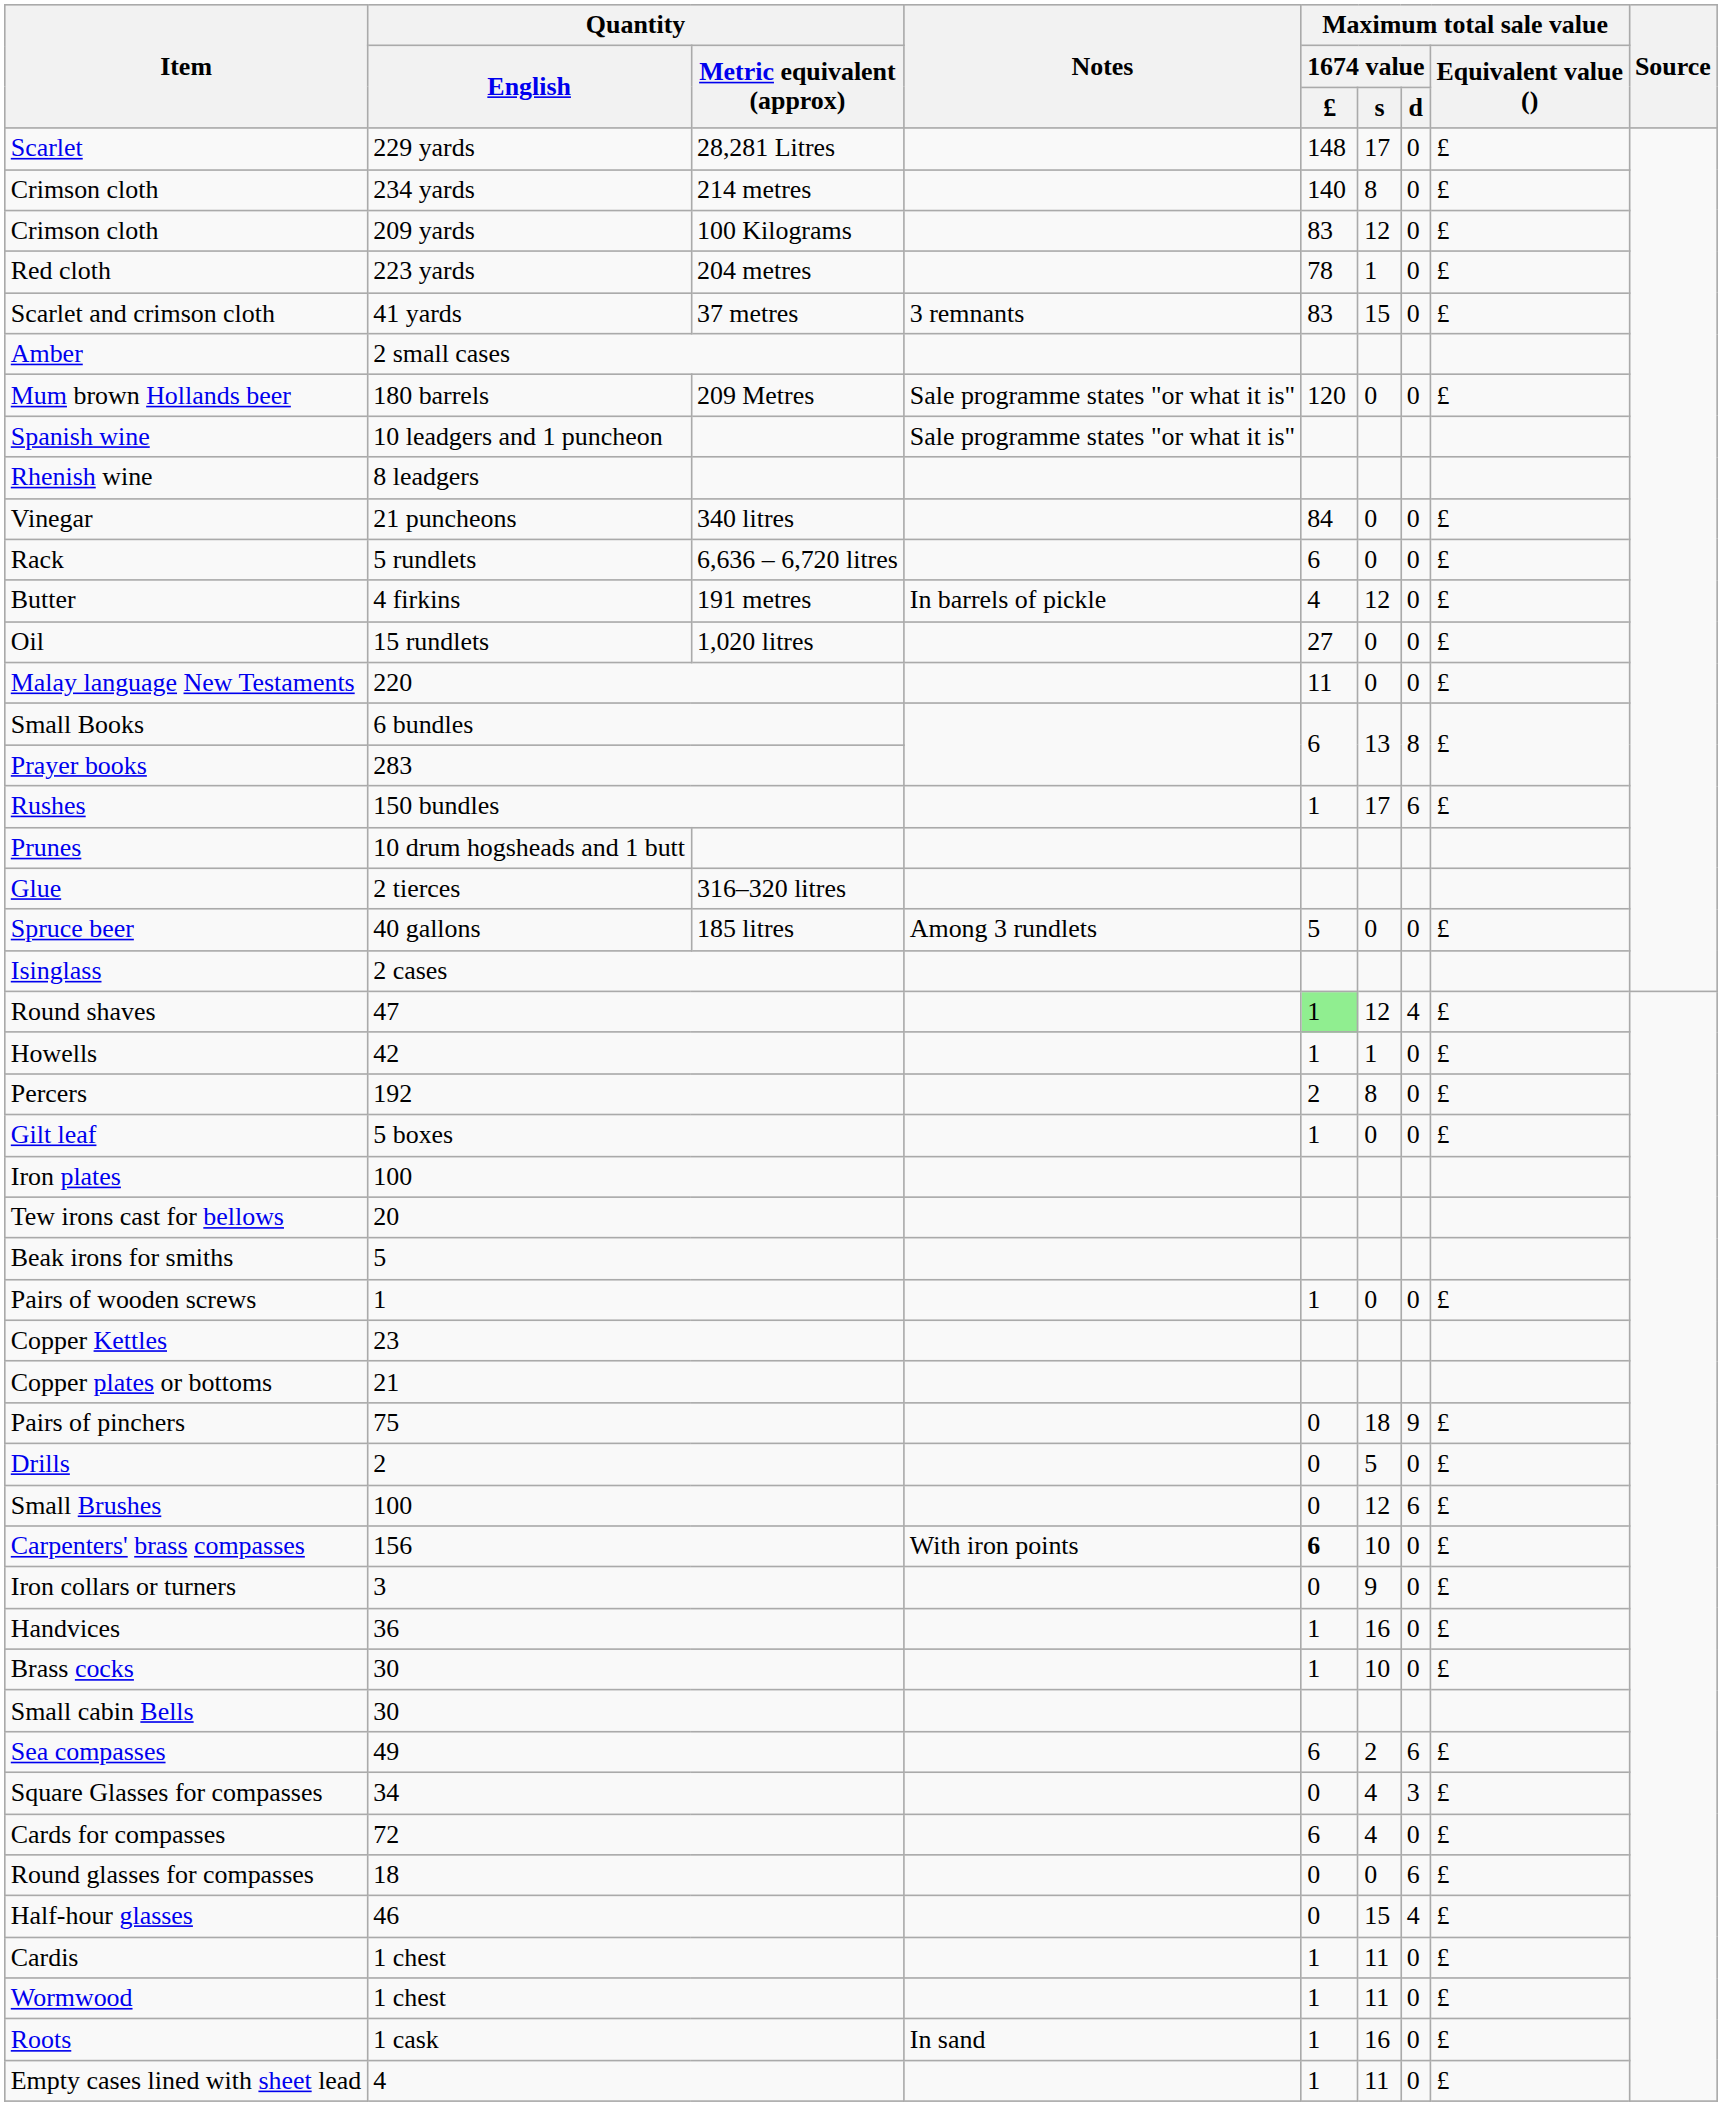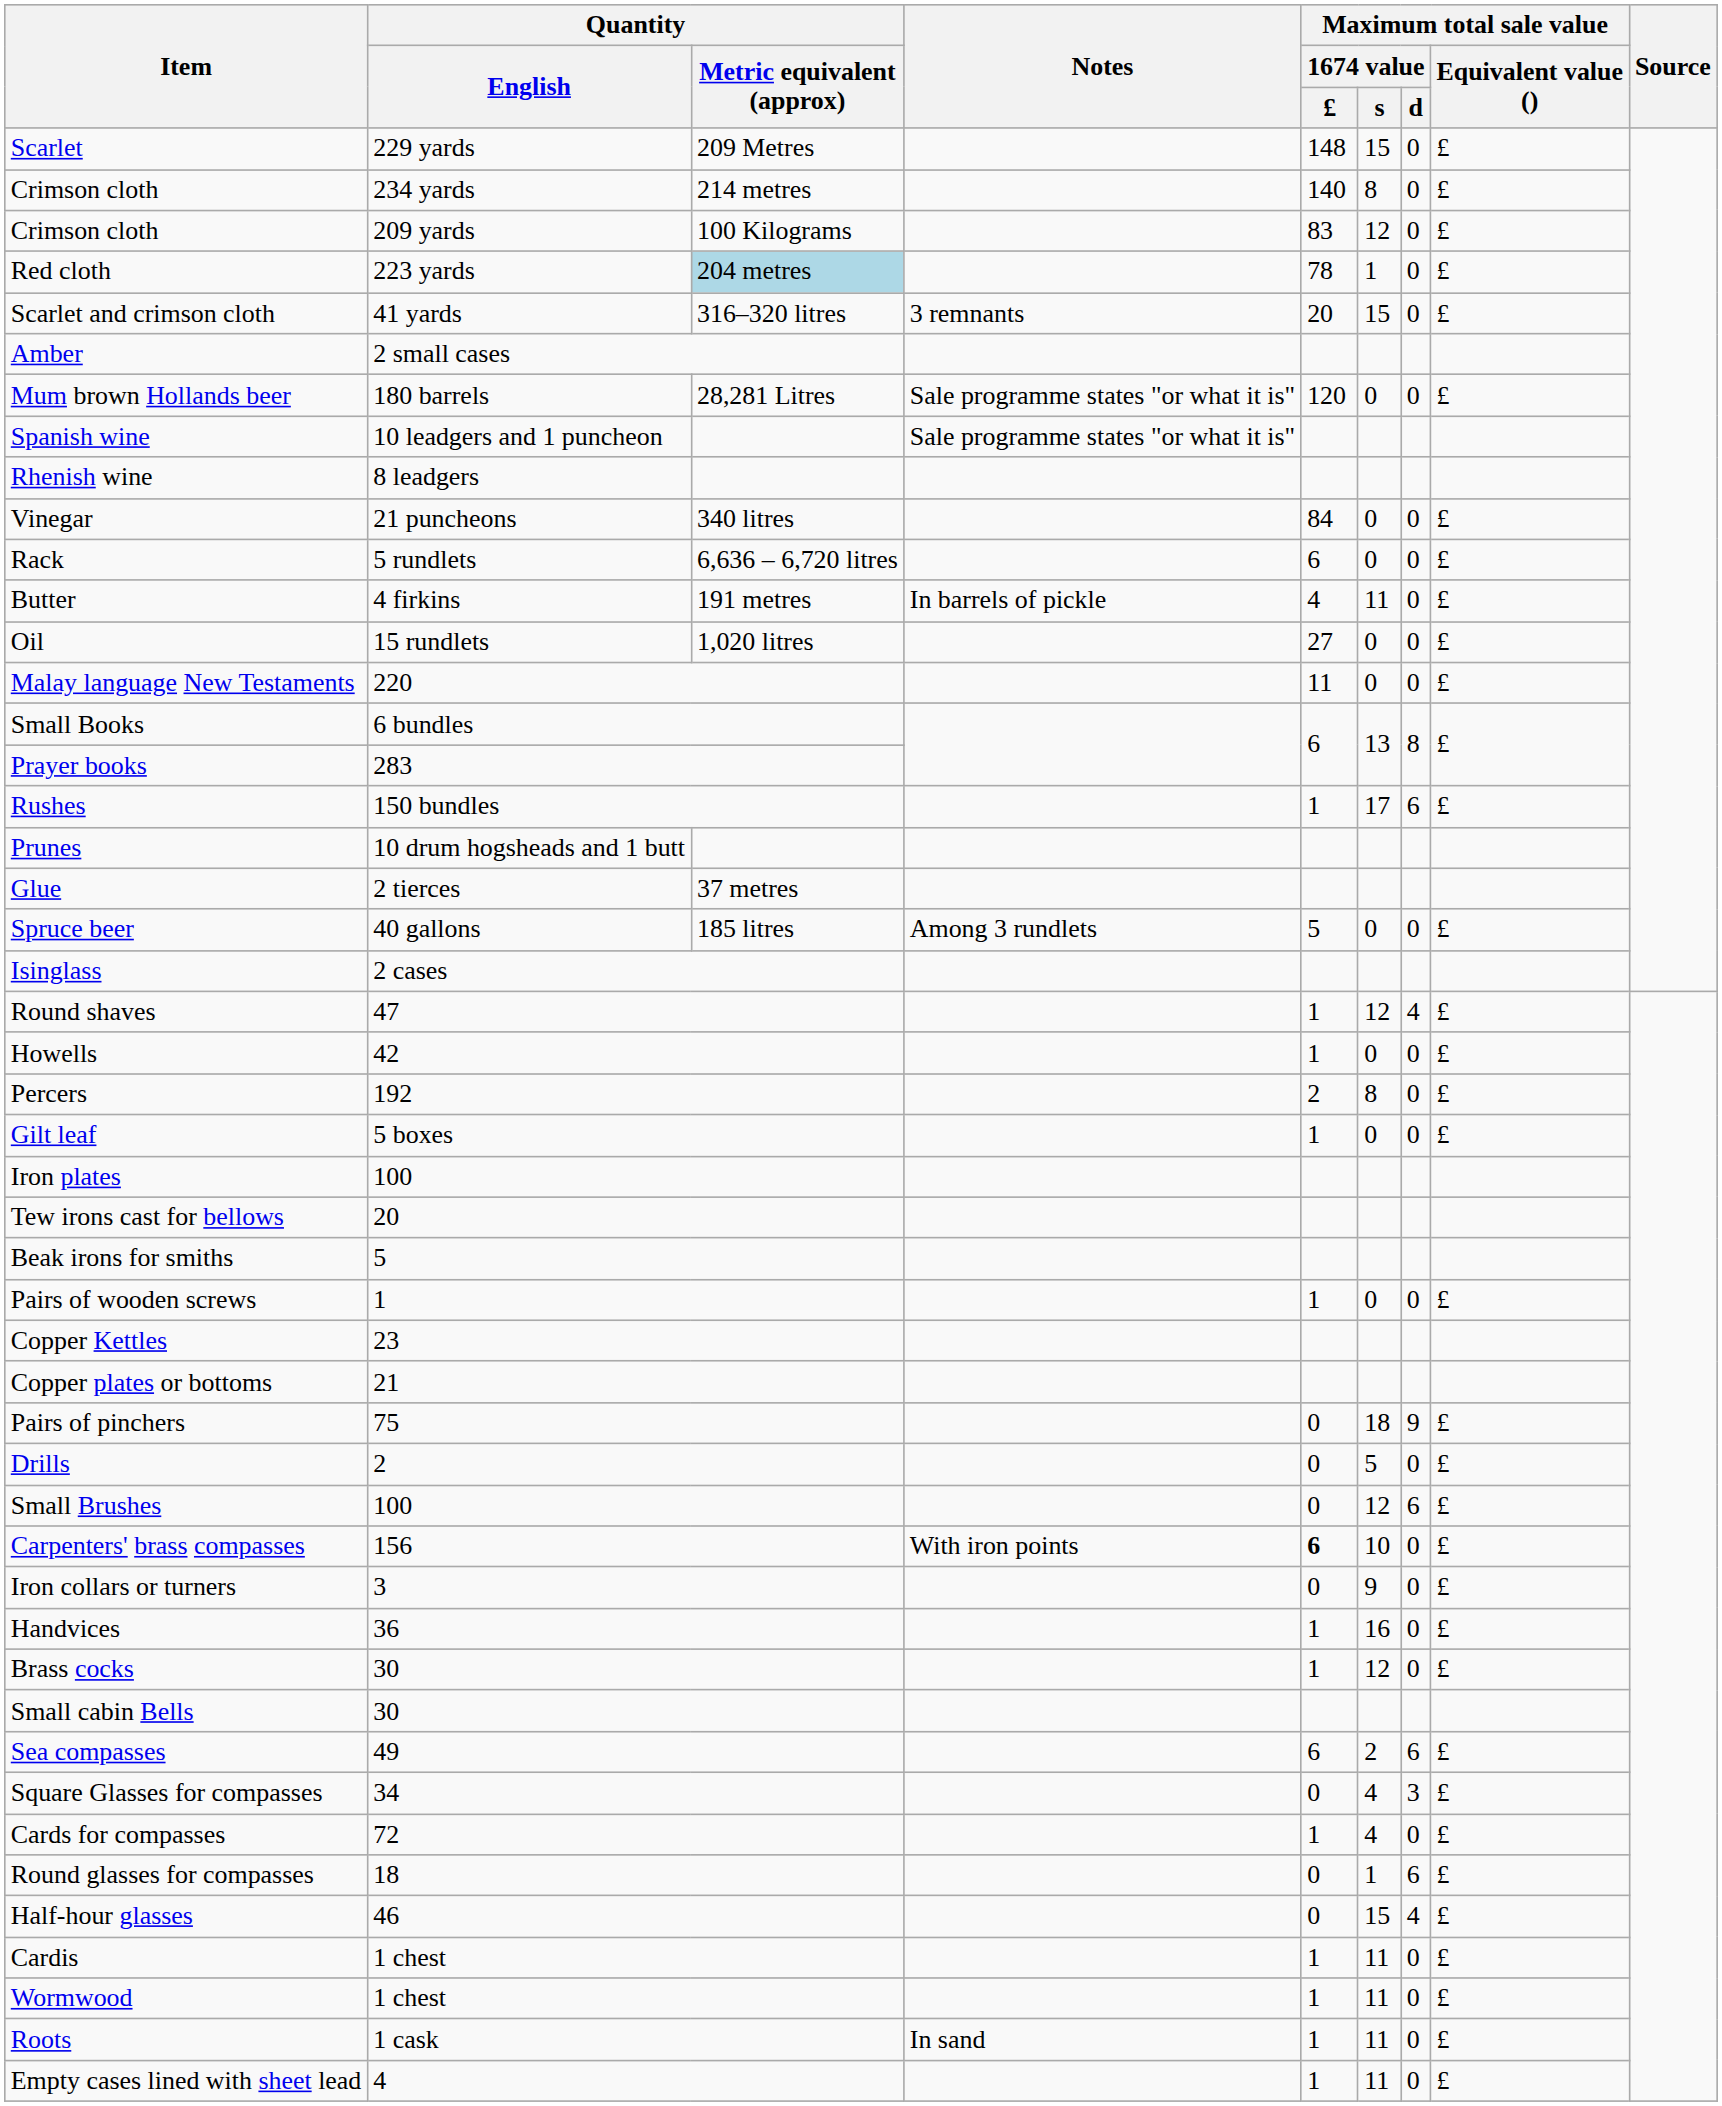(766, 148) 28,281 Litres -> (756, 148) 209 Metres
(1377, 148) 17 -> (1377, 148) 15
(754, 271) no background -> (754, 271) lightblue background
(748, 312) 37 metres -> (771, 312) 316–320 litres
(1320, 312) 83 -> (1320, 312) 20
(756, 395) 209 Metres -> (766, 395) 28,281 Litres
(1377, 600) 12 -> (1377, 600) 11
(771, 888) 316–320 litres -> (748, 888) 37 metres
(1314, 1011) lightgreen background -> (1314, 1011) no background
(1371, 1052) 1 -> (1371, 1052) 0
(1377, 1669) 10 -> (1377, 1669) 12
(1314, 1833) 6 -> (1314, 1833) 1
(1371, 1874) 0 -> (1371, 1874) 1
(1377, 2039) 16 -> (1377, 2039) 11
